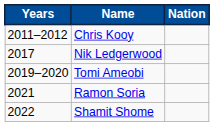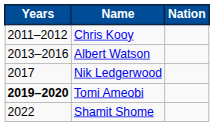+ row: (112, 54)
(38, 73) normal -> (38, 92) bold
- row: (110, 92)
